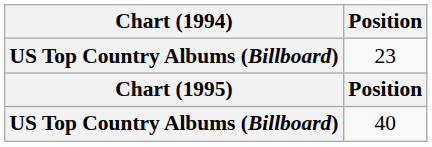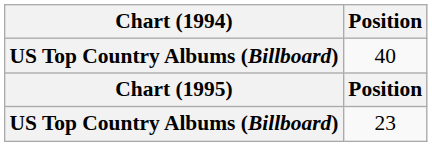rows swapped: (385, 55) <-> (385, 123)
